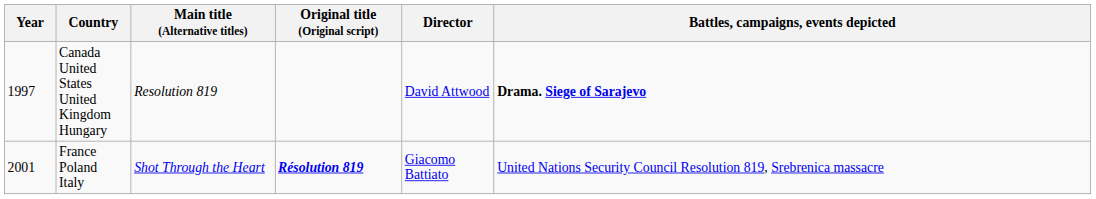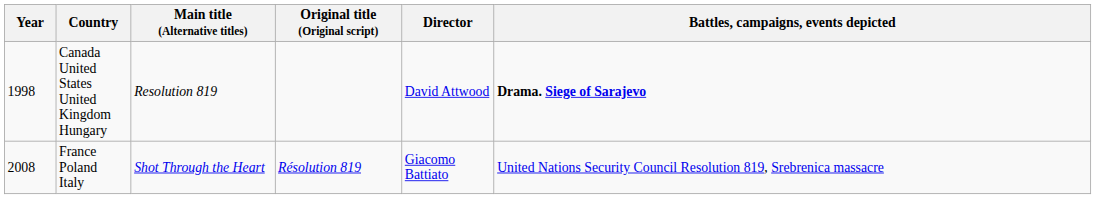(21, 91) 1997 -> (21, 91) 1998
(21, 167) 2001 -> (21, 167) 2008
(321, 167) bold -> (320, 167) normal
